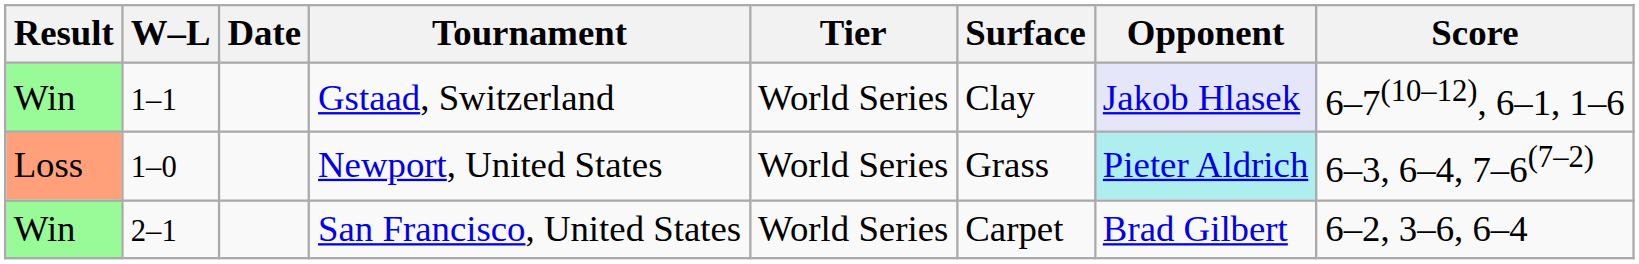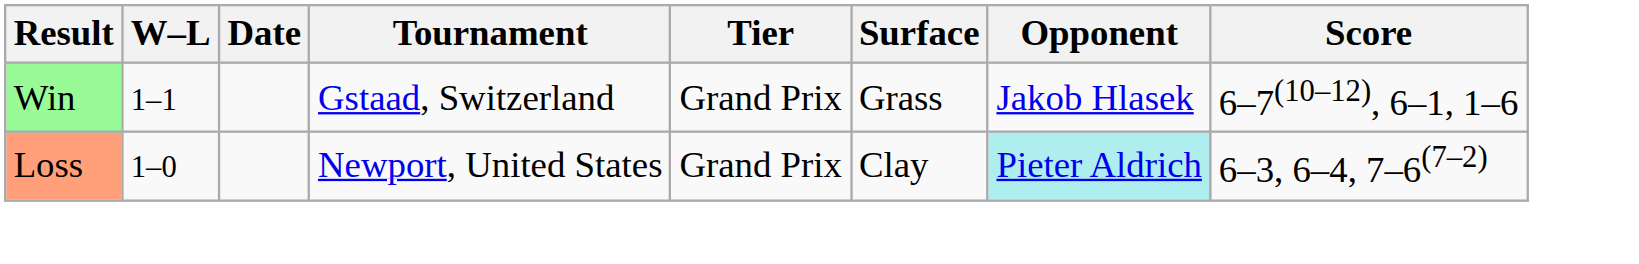(853, 97) World Series -> (761, 97) Grand Prix
(1000, 97) Clay -> (901, 97) Grass
(1201, 97) lavender background -> (1095, 97) no background
(853, 165) World Series -> (761, 165) Grand Prix
(1007, 165) Grass -> (894, 165) Clay
- row: (530, 228)
